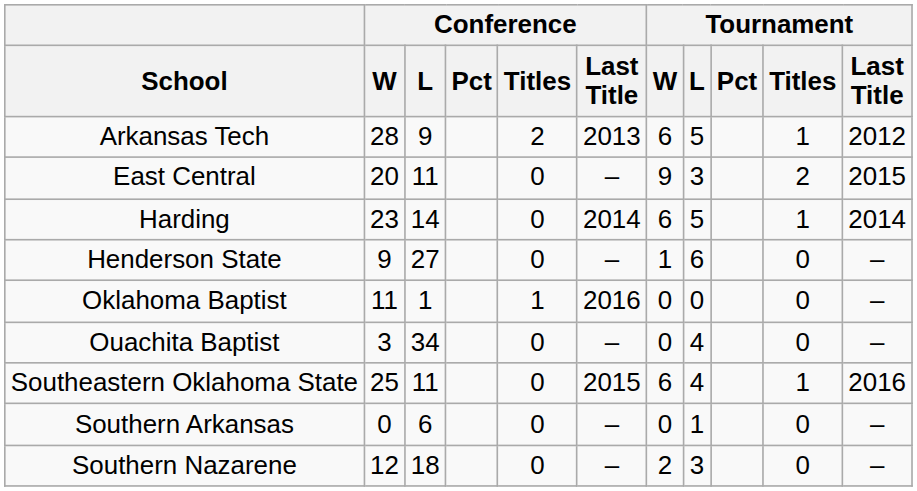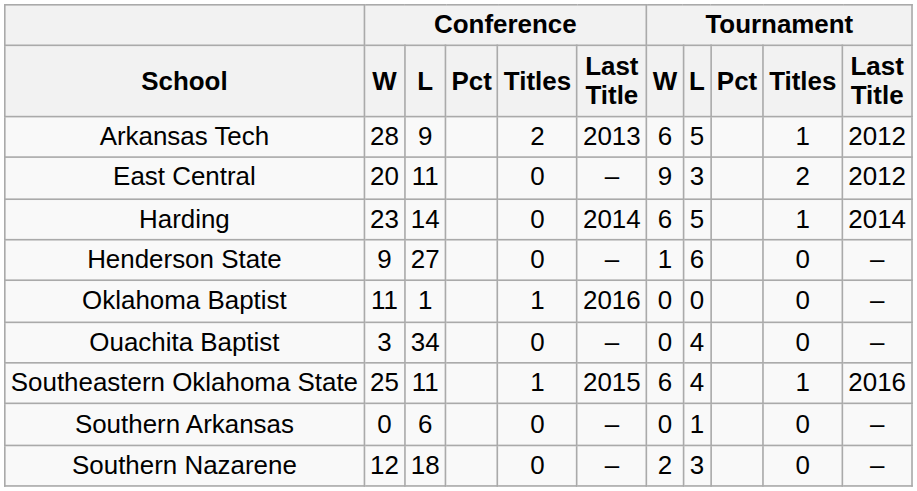(877, 177) 2015 -> (877, 177) 2012
(537, 383) 0 -> (537, 383) 1
